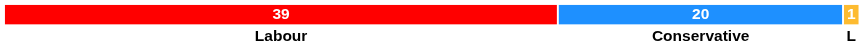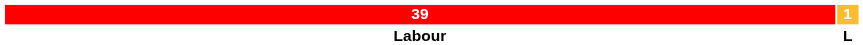- column: (701, 14)
